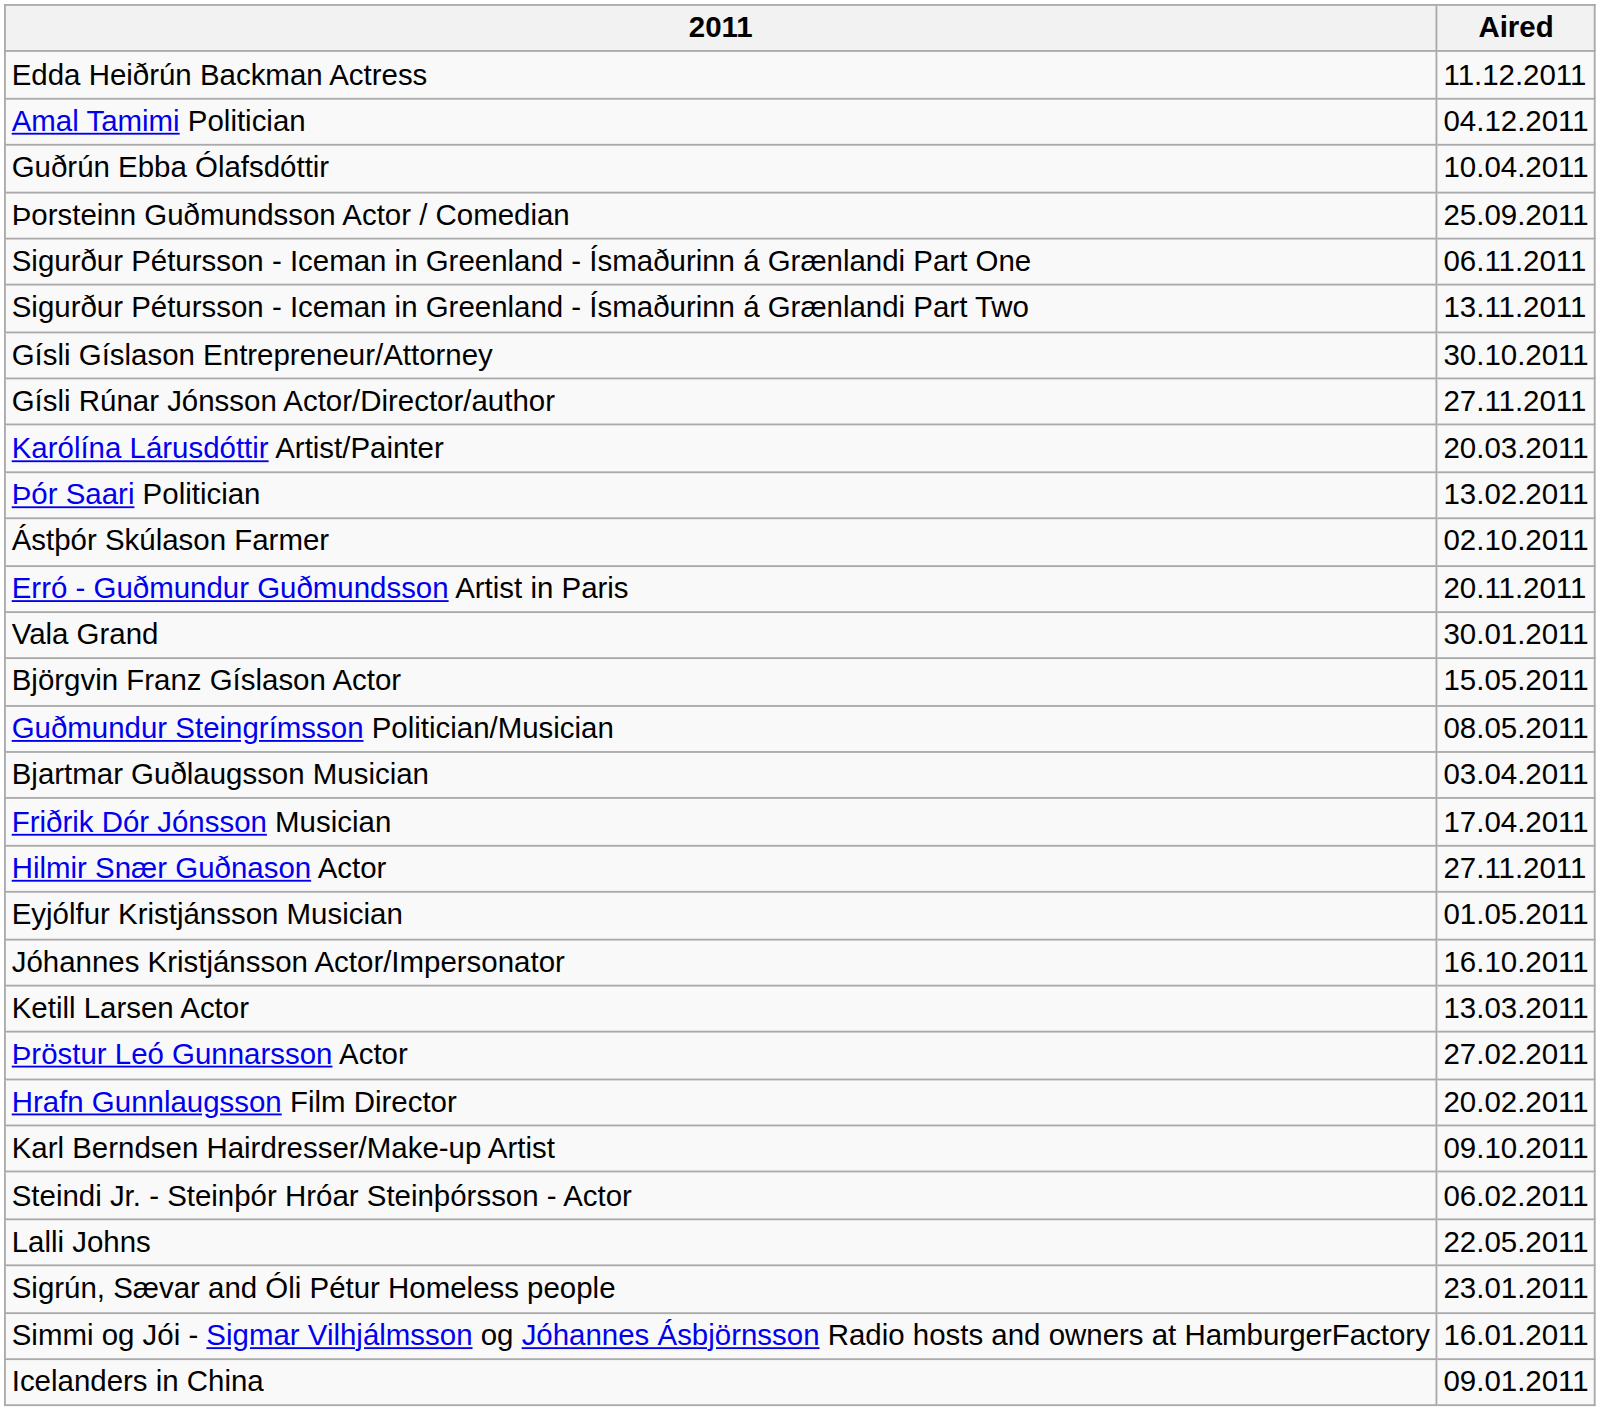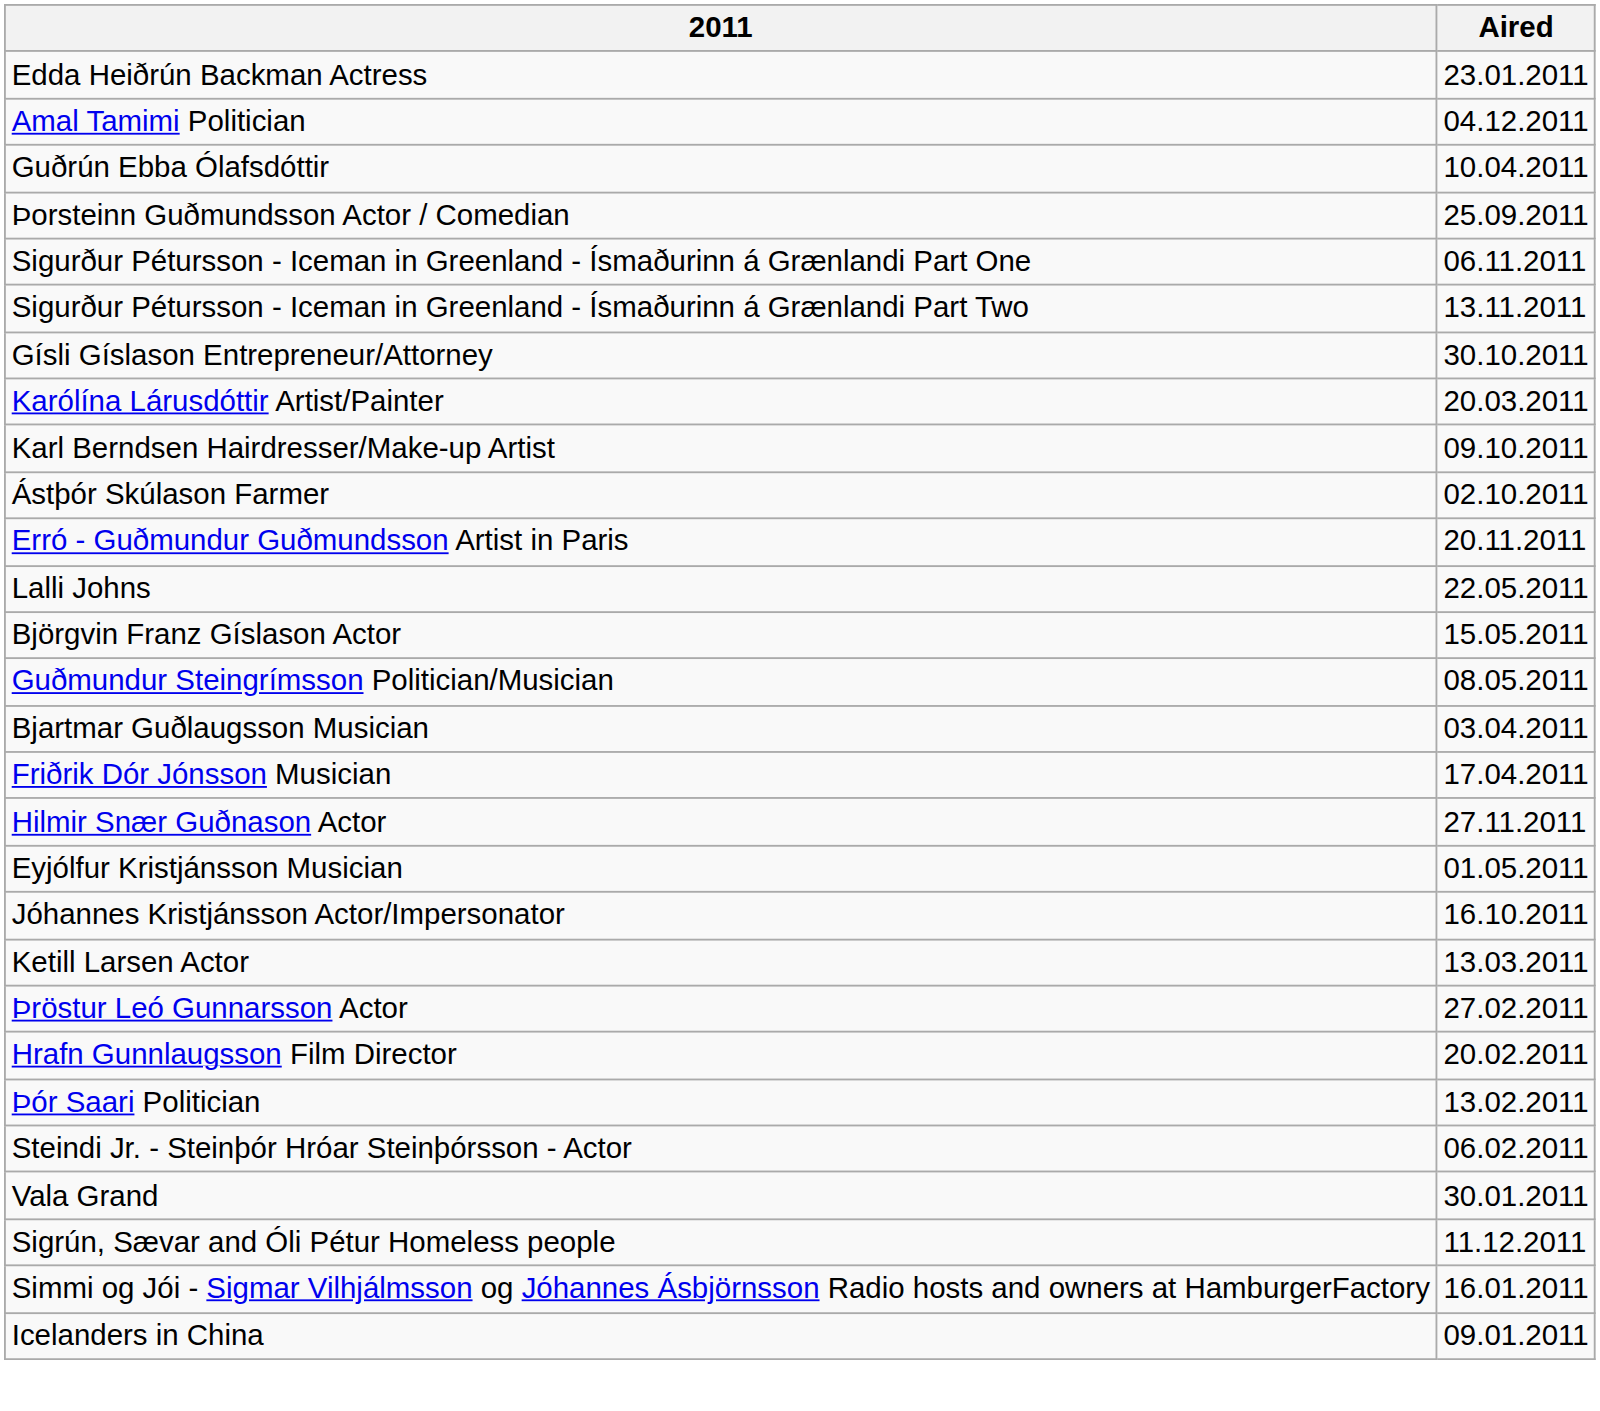(1515, 74) 11.12.2011 -> (1516, 74) 23.01.2011
- row: (283, 401)
rows swapped: (283, 1148) <-> (136, 494)
rows swapped: (81, 1241) <-> (85, 634)
(1516, 1288) 23.01.2011 -> (1515, 1241) 11.12.2011
